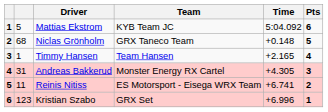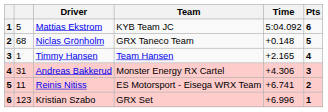(280, 71) +4.305 -> (280, 71) +4.306
